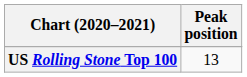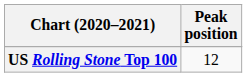(211, 59) 13 -> (211, 59) 12
